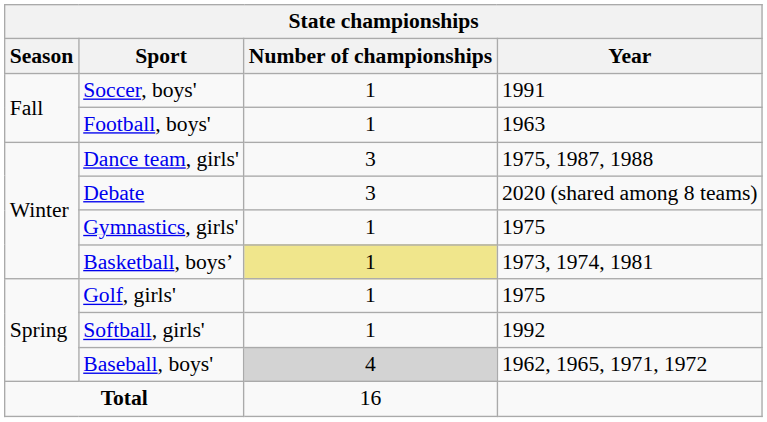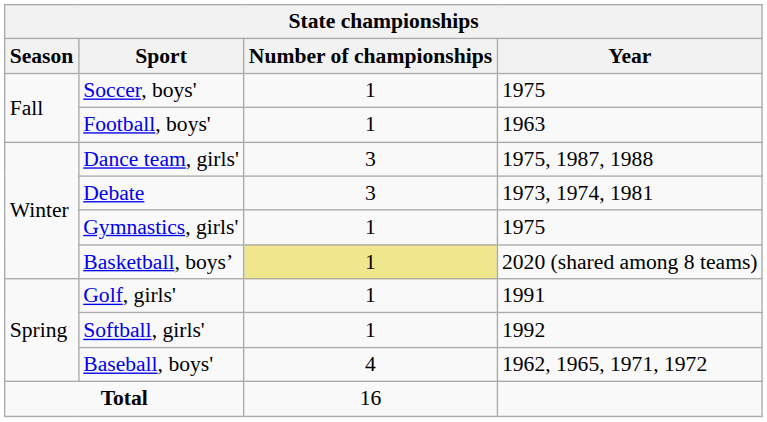(524, 90) 1991 -> (524, 90) 1975
(630, 192) 2020 (shared among 8 teams) -> (578, 192) 1973, 1974, 1981
(578, 261) 1973, 1974, 1981 -> (630, 261) 2020 (shared among 8 teams)
(524, 295) 1975 -> (524, 295) 1991
(370, 364) lightgrey background -> (370, 364) no background
